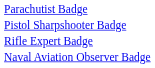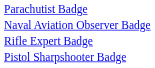rows swapped: (77, 57) <-> (65, 25)
